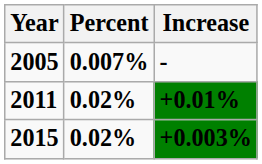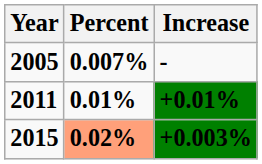(103, 100) 0.02% -> (103, 100) 0.01%
(103, 138) no background -> (103, 138) lightsalmon background
